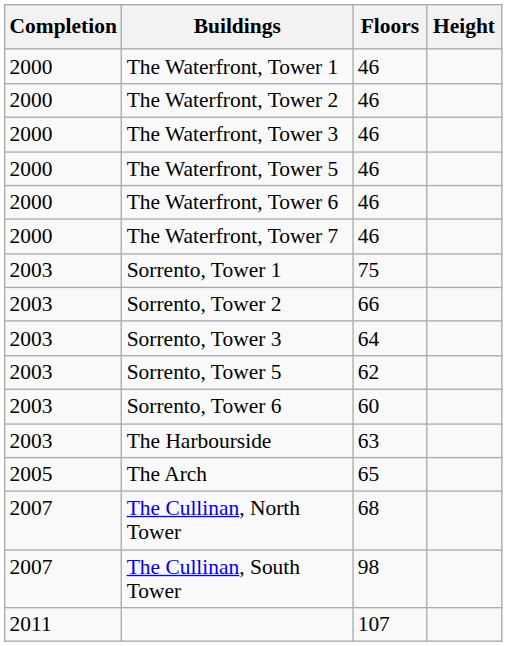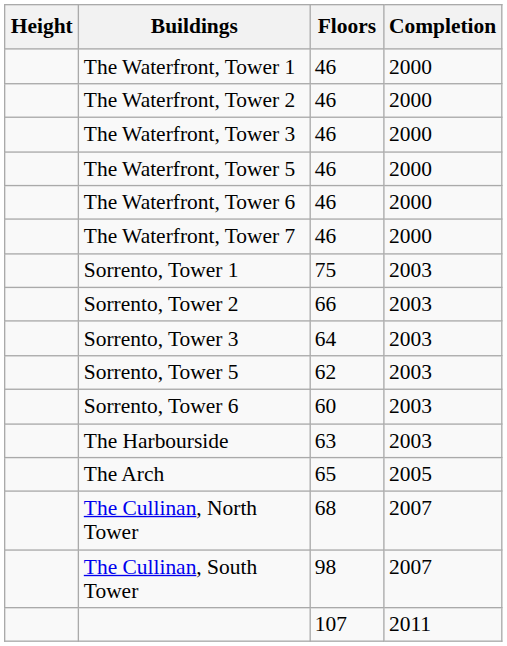columns swapped: (63, 26) <-> (464, 26)
